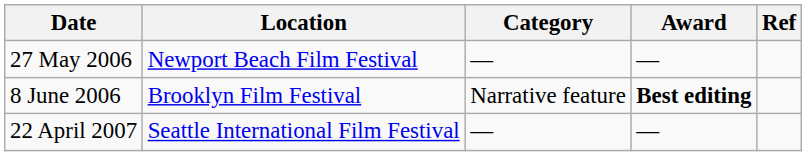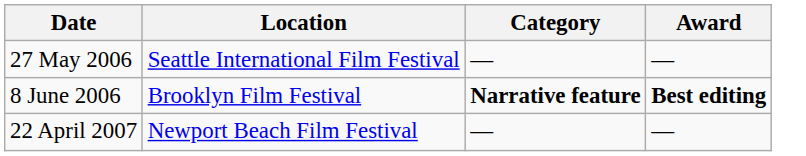- column: (779, 22)
(283, 58) Newport Beach Film Festival -> (304, 58) Seattle International Film Festival
(548, 95) normal -> (555, 95) bold
(304, 131) Seattle International Film Festival -> (283, 131) Newport Beach Film Festival
